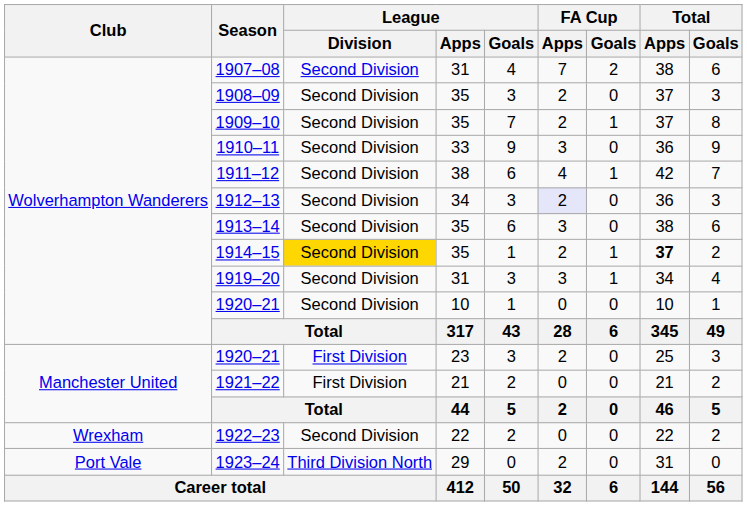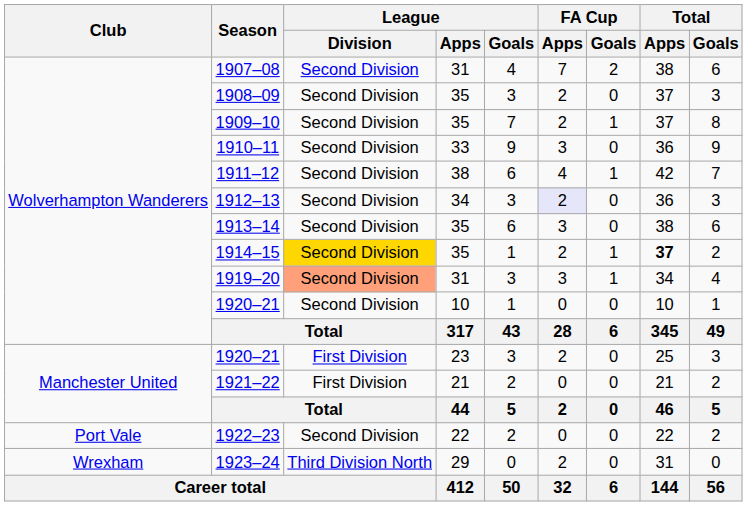(360, 278) no background -> (360, 278) lightsalmon background
(108, 435) Wrexham -> (108, 435) Port Vale
(108, 461) Port Vale -> (108, 461) Wrexham
